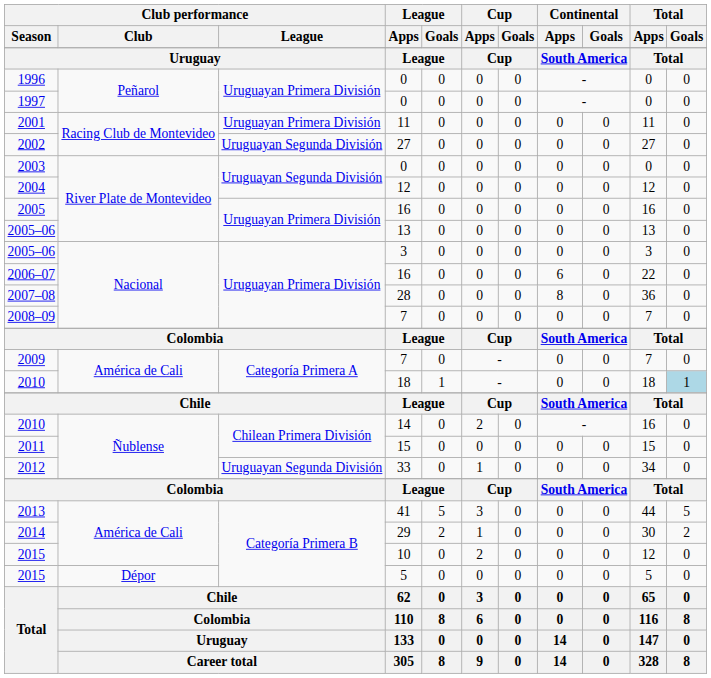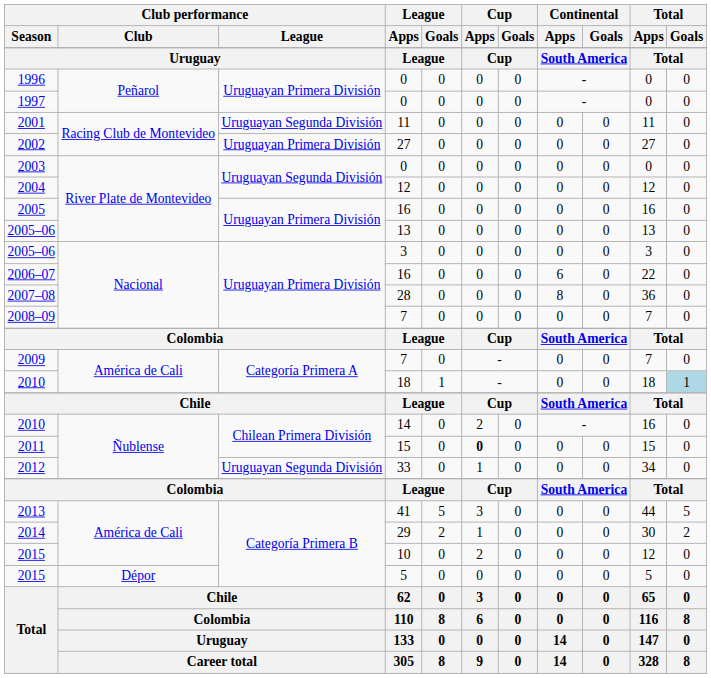(302, 123) Uruguayan Primera División -> (302, 123) Uruguayan Segunda División
(302, 144) Uruguayan Segunda División -> (302, 144) Uruguayan Primera División
(480, 446) normal -> (480, 446) bold
